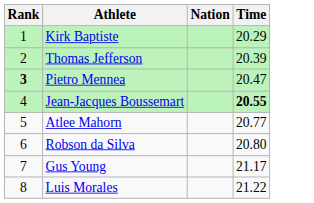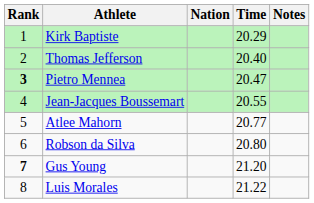+ column: (289, 15)
(251, 58) 20.39 -> (251, 58) 20.40
(251, 101) bold -> (251, 101) normal
(23, 166) normal -> (23, 166) bold
(251, 166) 21.17 -> (251, 166) 21.20
